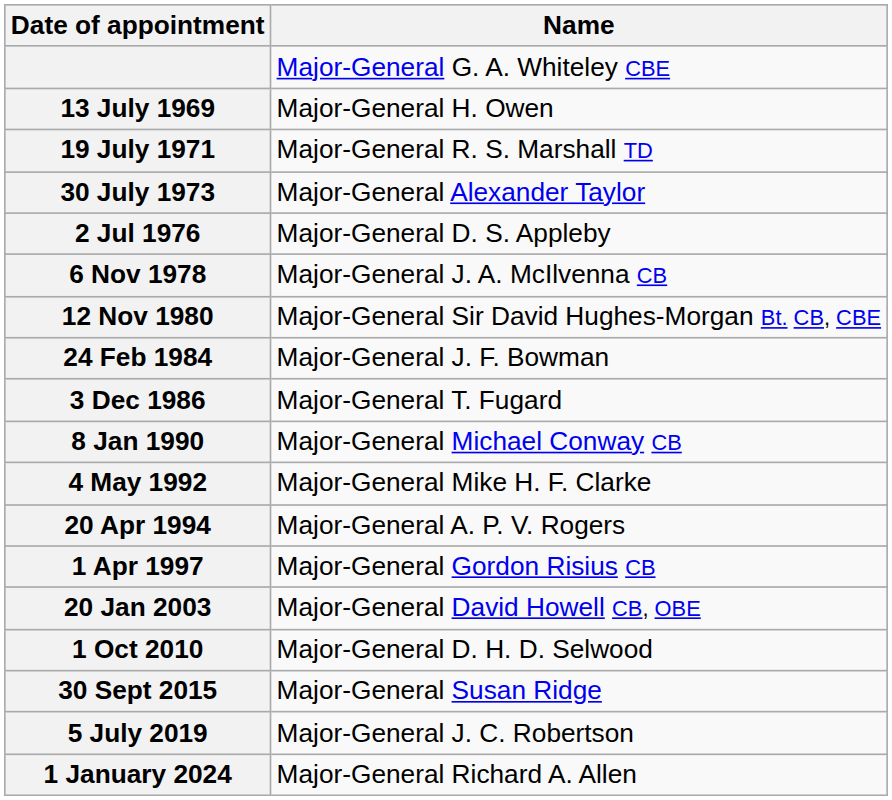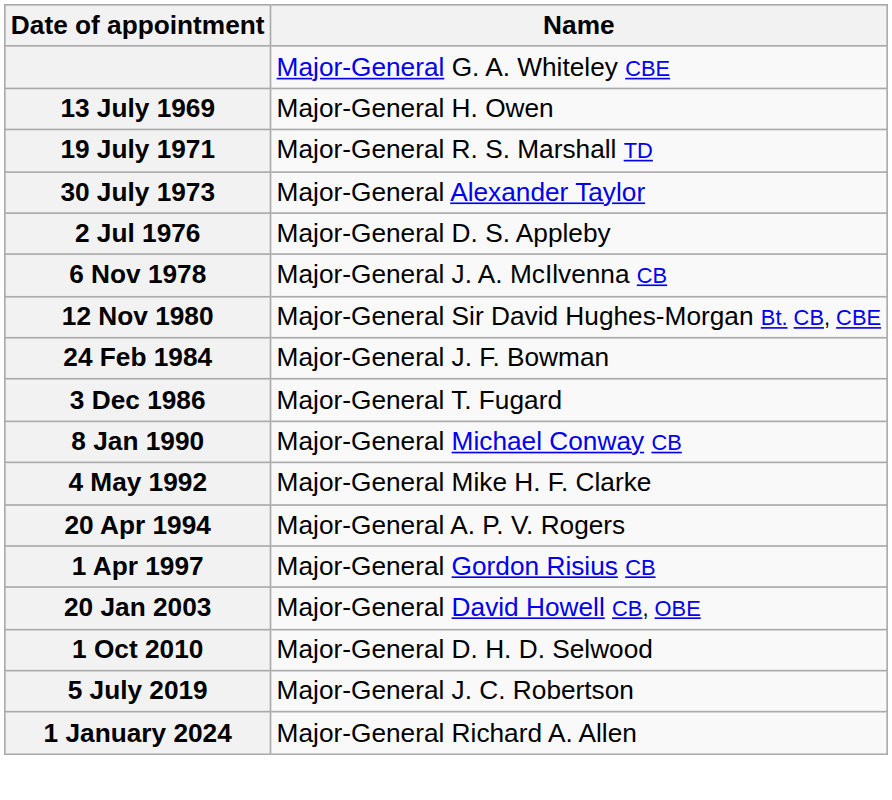- row: (138, 691)
